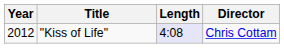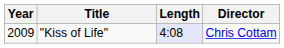(21, 33) 2012 -> (21, 33) 2009
